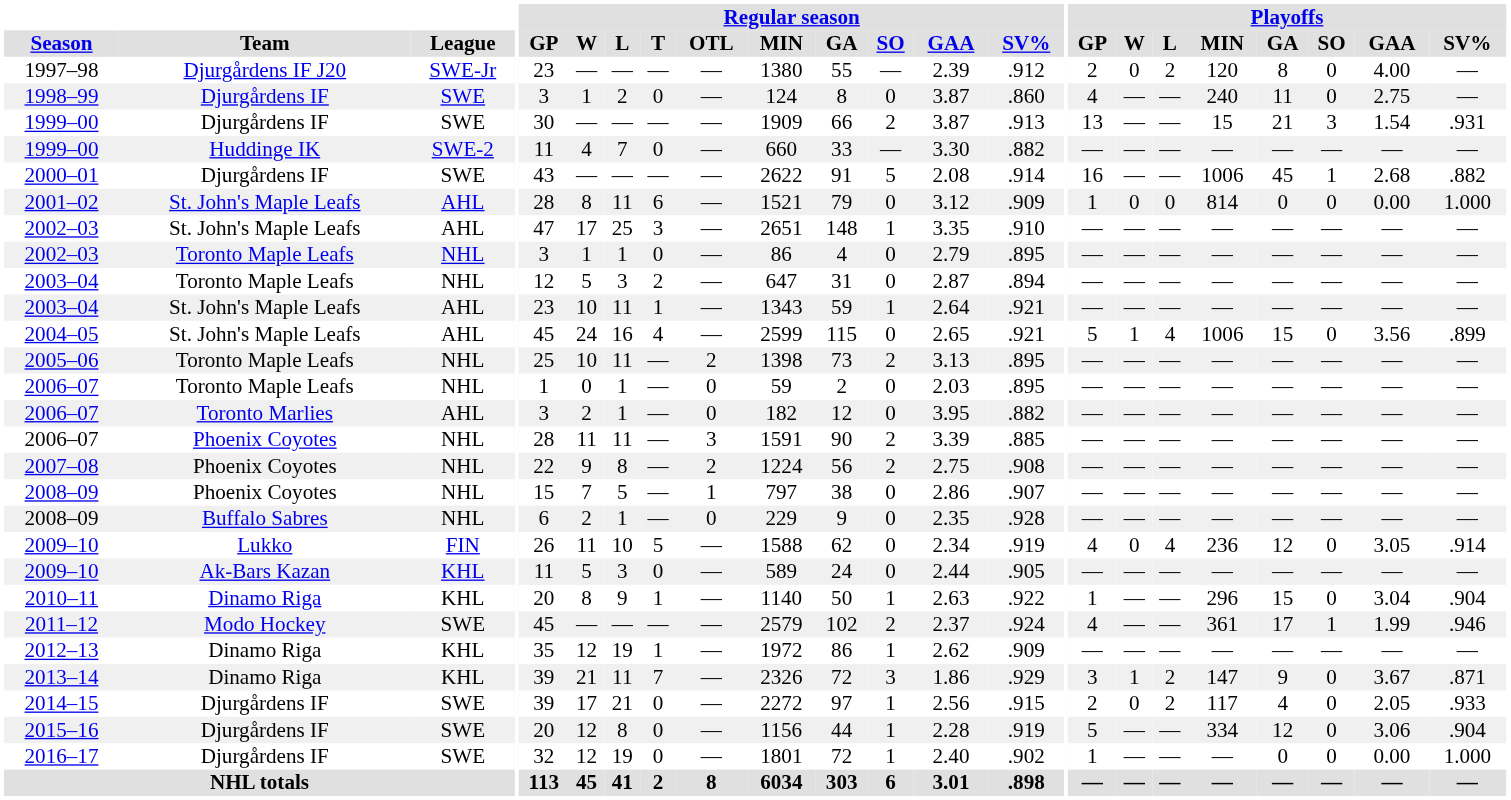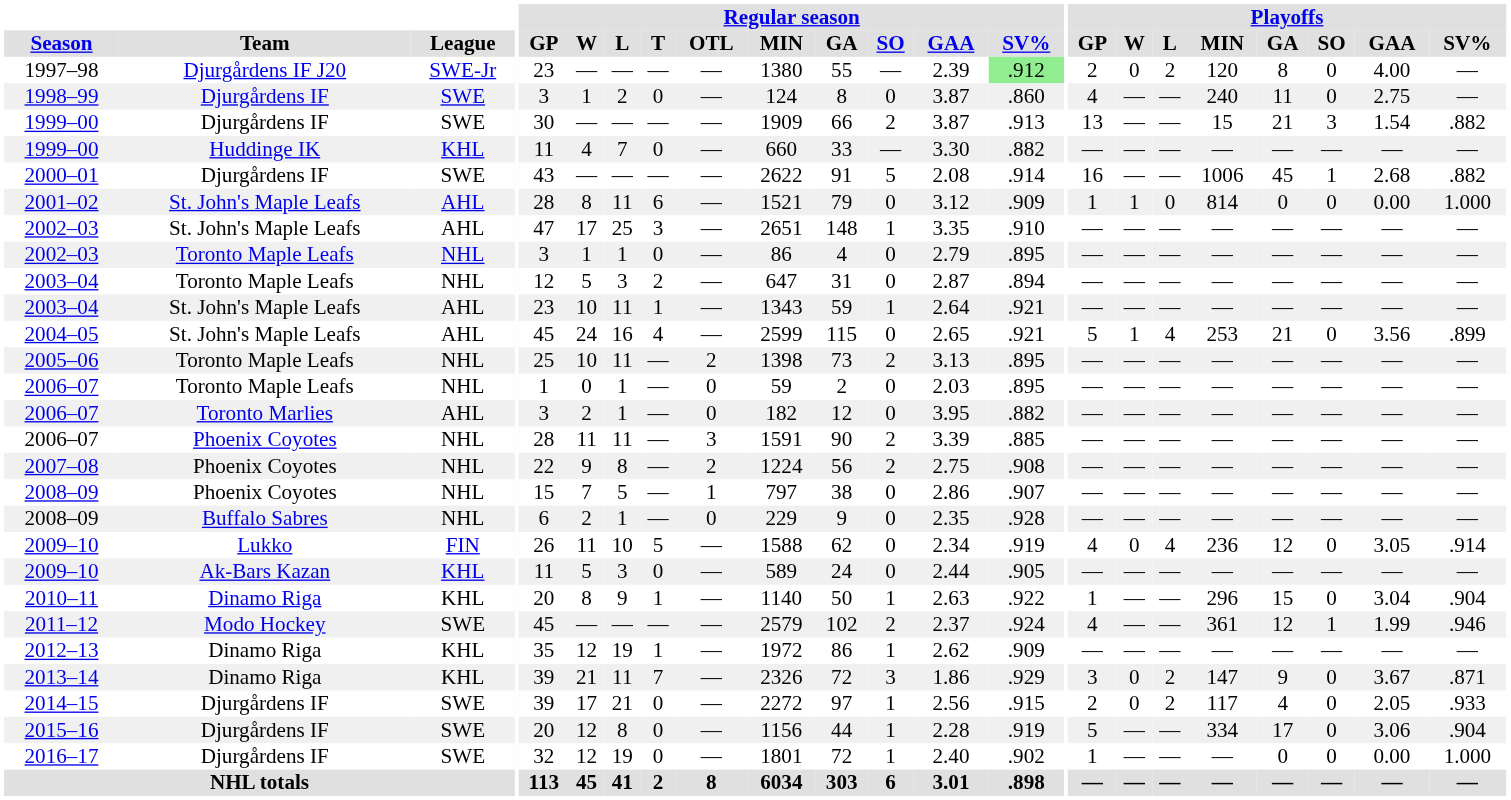(1026, 69) no background -> (1026, 69) lightgreen background
(1467, 122) .931 -> (1467, 122) .882
(463, 149) SWE-2 -> (463, 149) KHL
(1134, 201) 0 -> (1134, 201) 1
(1222, 333) 1006 -> (1222, 333) 253
(1283, 333) 15 -> (1283, 333) 21
(1283, 624) 17 -> (1283, 624) 12
(1134, 677) 1 -> (1134, 677) 0
(1283, 729) 12 -> (1283, 729) 17
